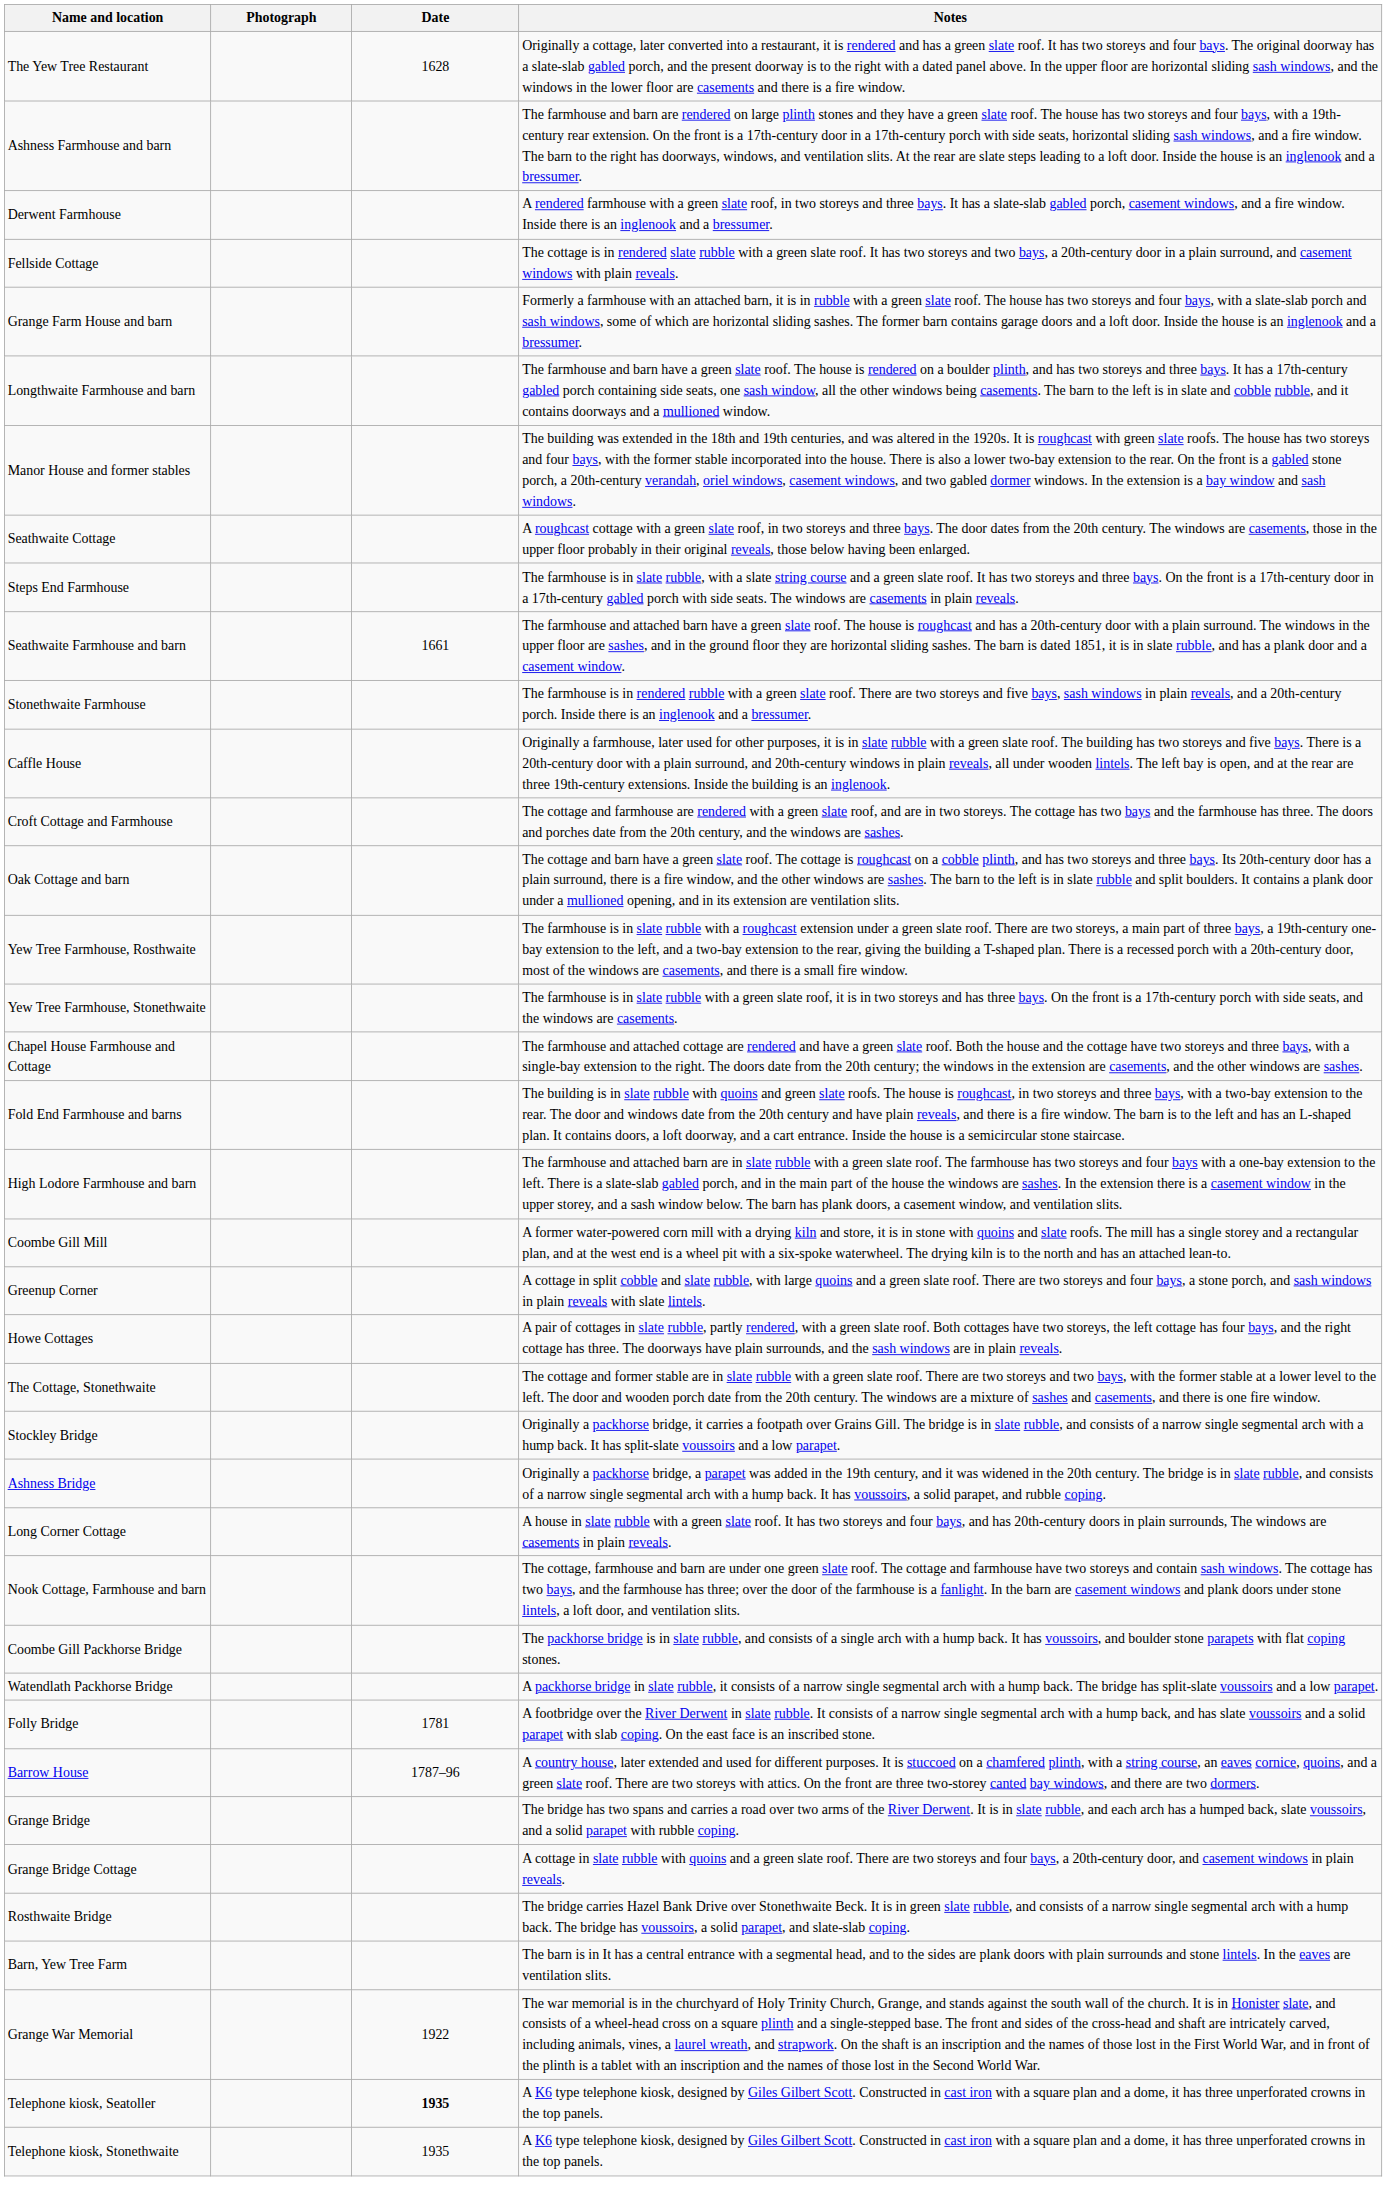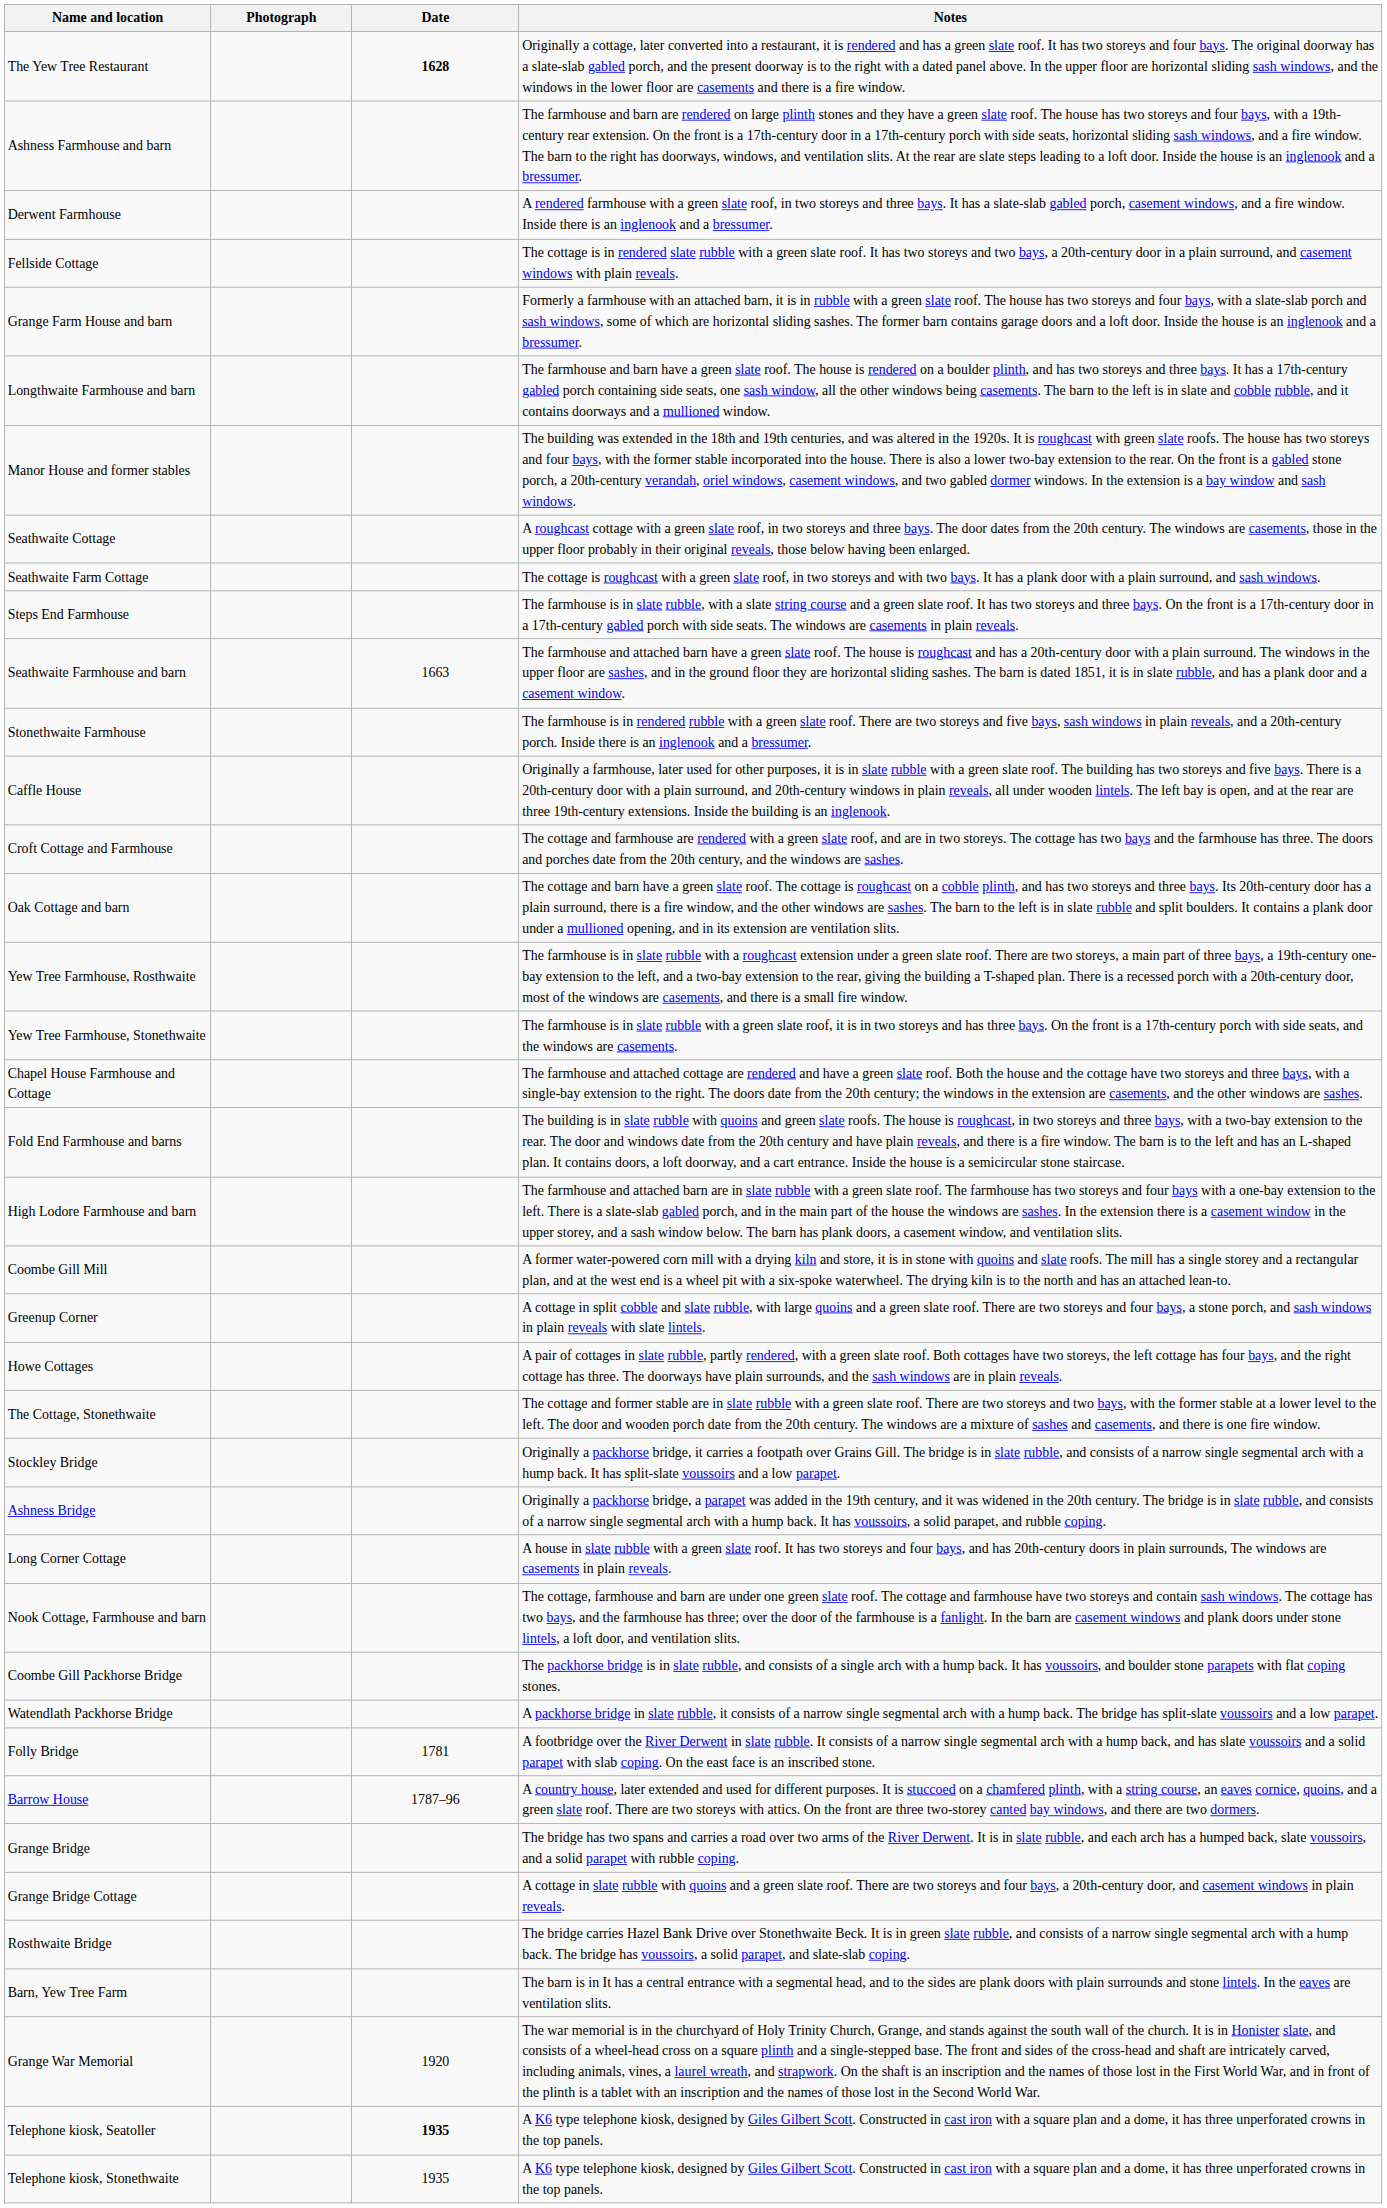(435, 66) normal -> (435, 66) bold
+ row: (78, 577)
(435, 646) 1661 -> (435, 673) 1663
(435, 2034) 1922 -> (435, 2061) 1920
